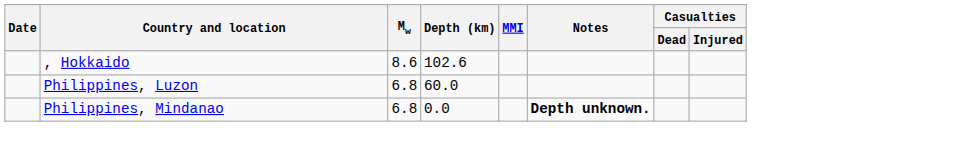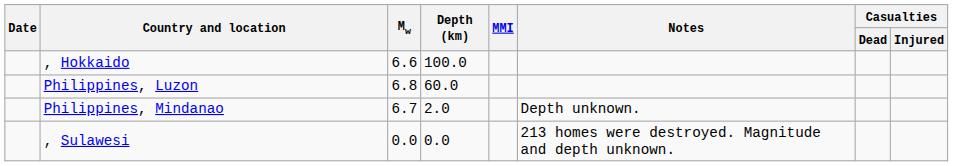(404, 63) 8.6 -> (404, 63) 6.6
(445, 63) 102.6 -> (445, 63) 100.0
(404, 109) 6.8 -> (404, 109) 6.7
(437, 109) 0.0 -> (437, 109) 2.0
(591, 109) bold -> (581, 109) normal
+ row: (87, 141)
